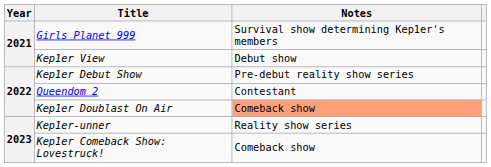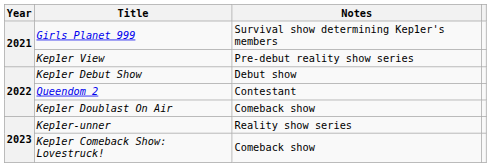(265, 58) Debut show -> (324, 58) Pre-debut reality show series
(324, 75) Pre-debut reality show series -> (265, 75) Debut show
(275, 108) lightsalmon background -> (275, 108) no background
